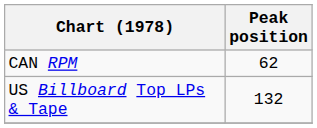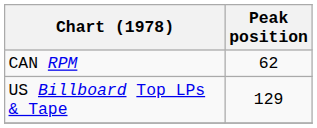(269, 100) 132 -> (269, 100) 129
